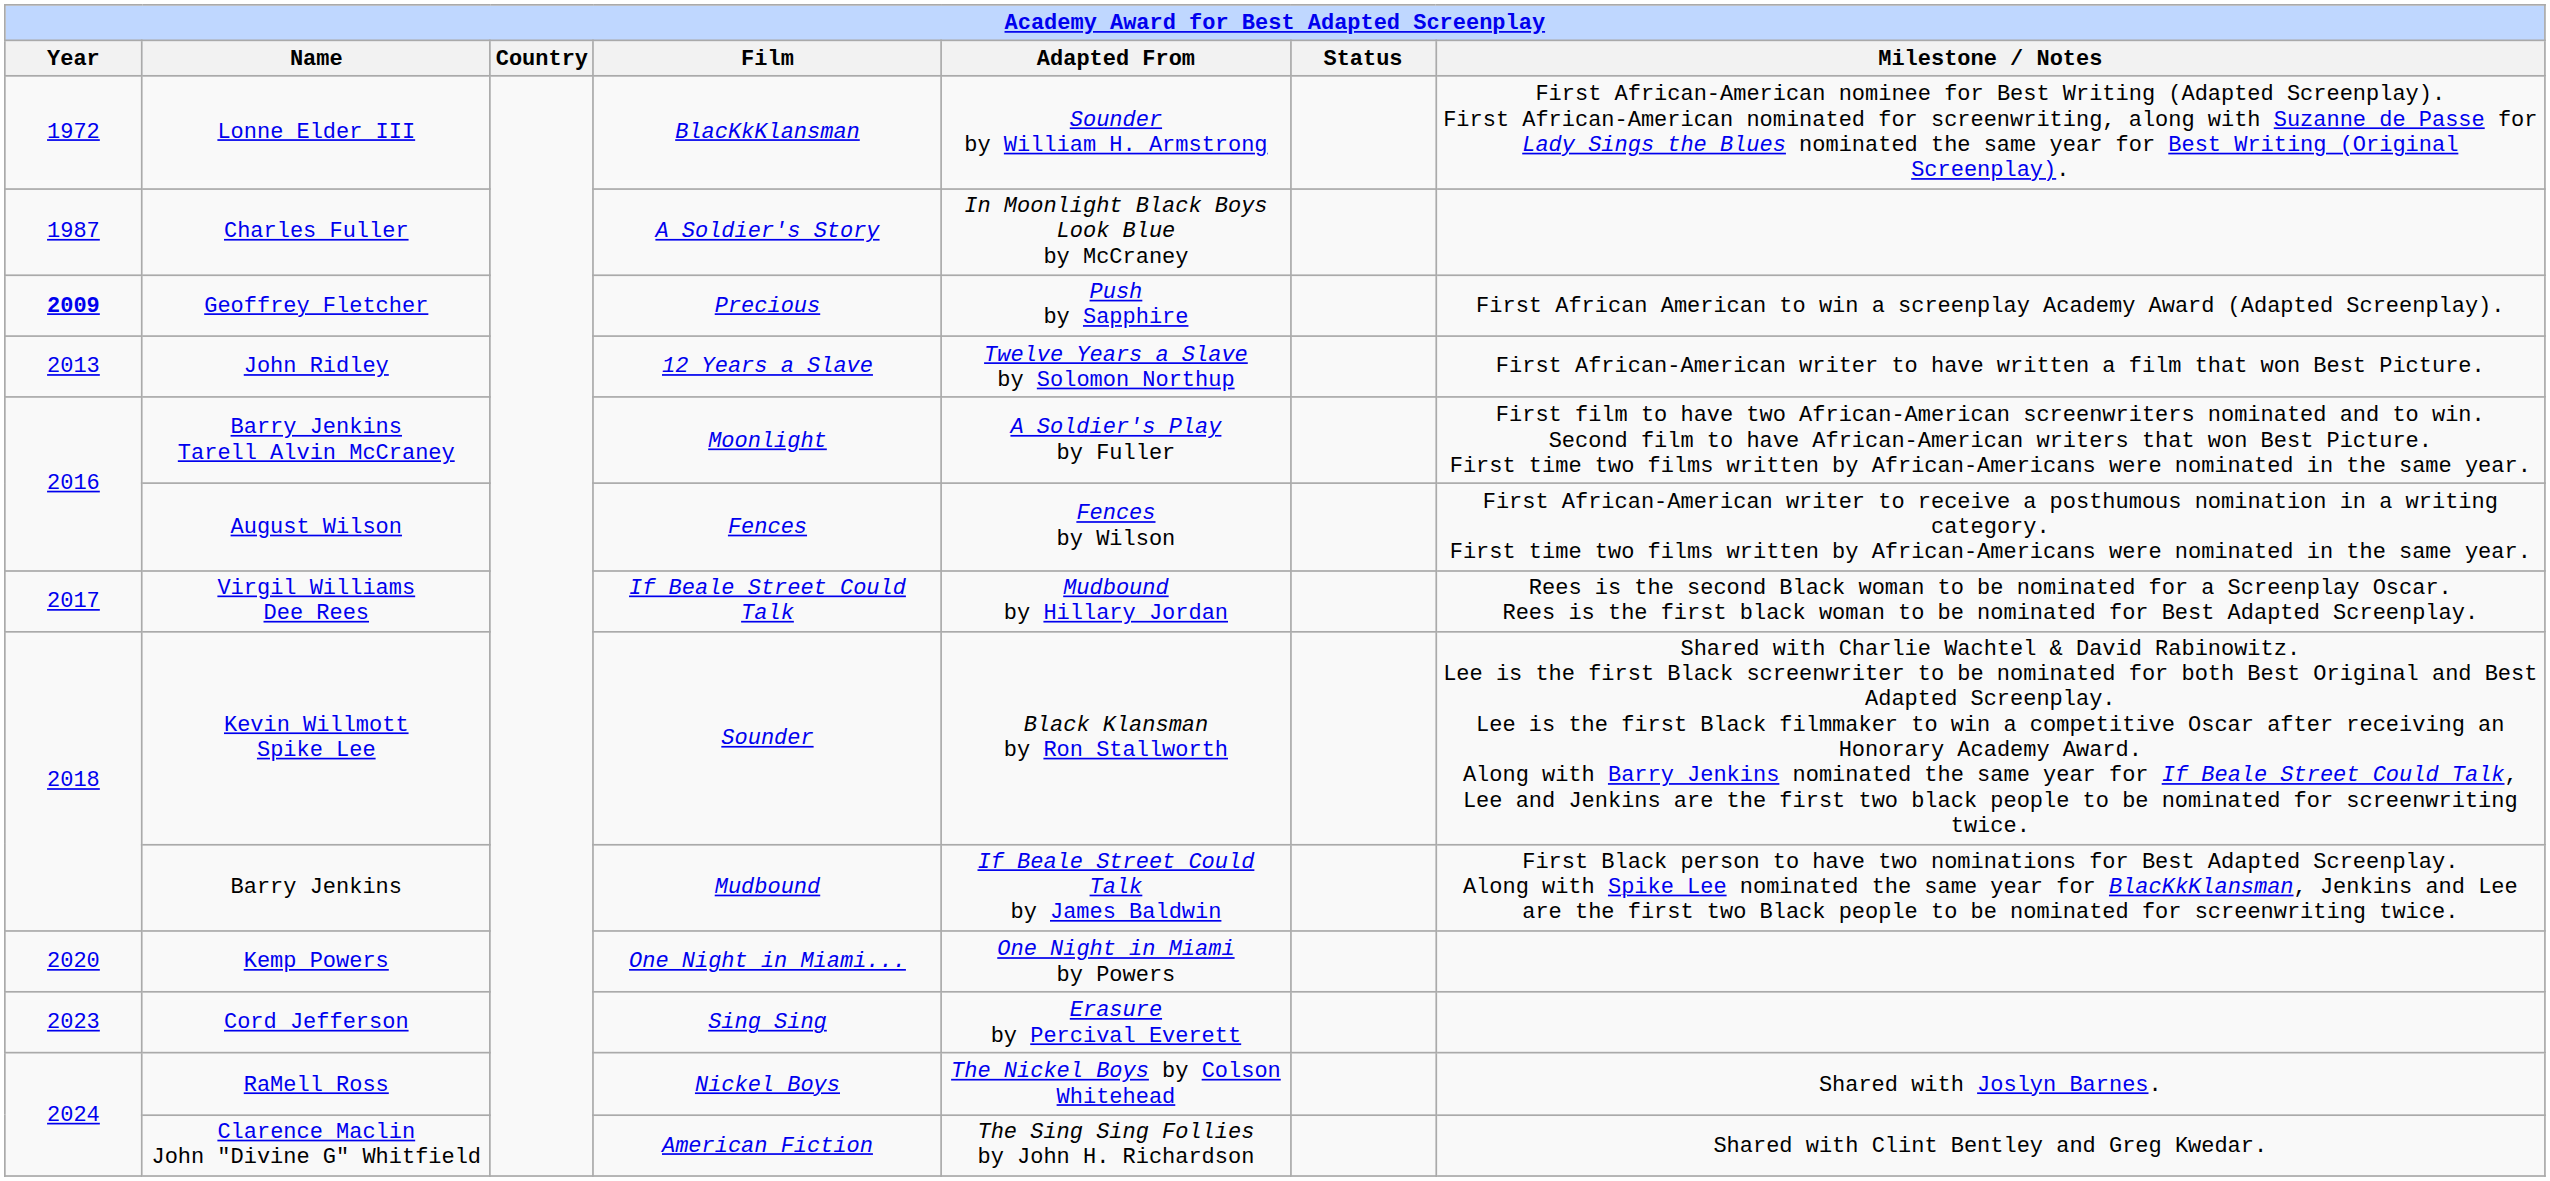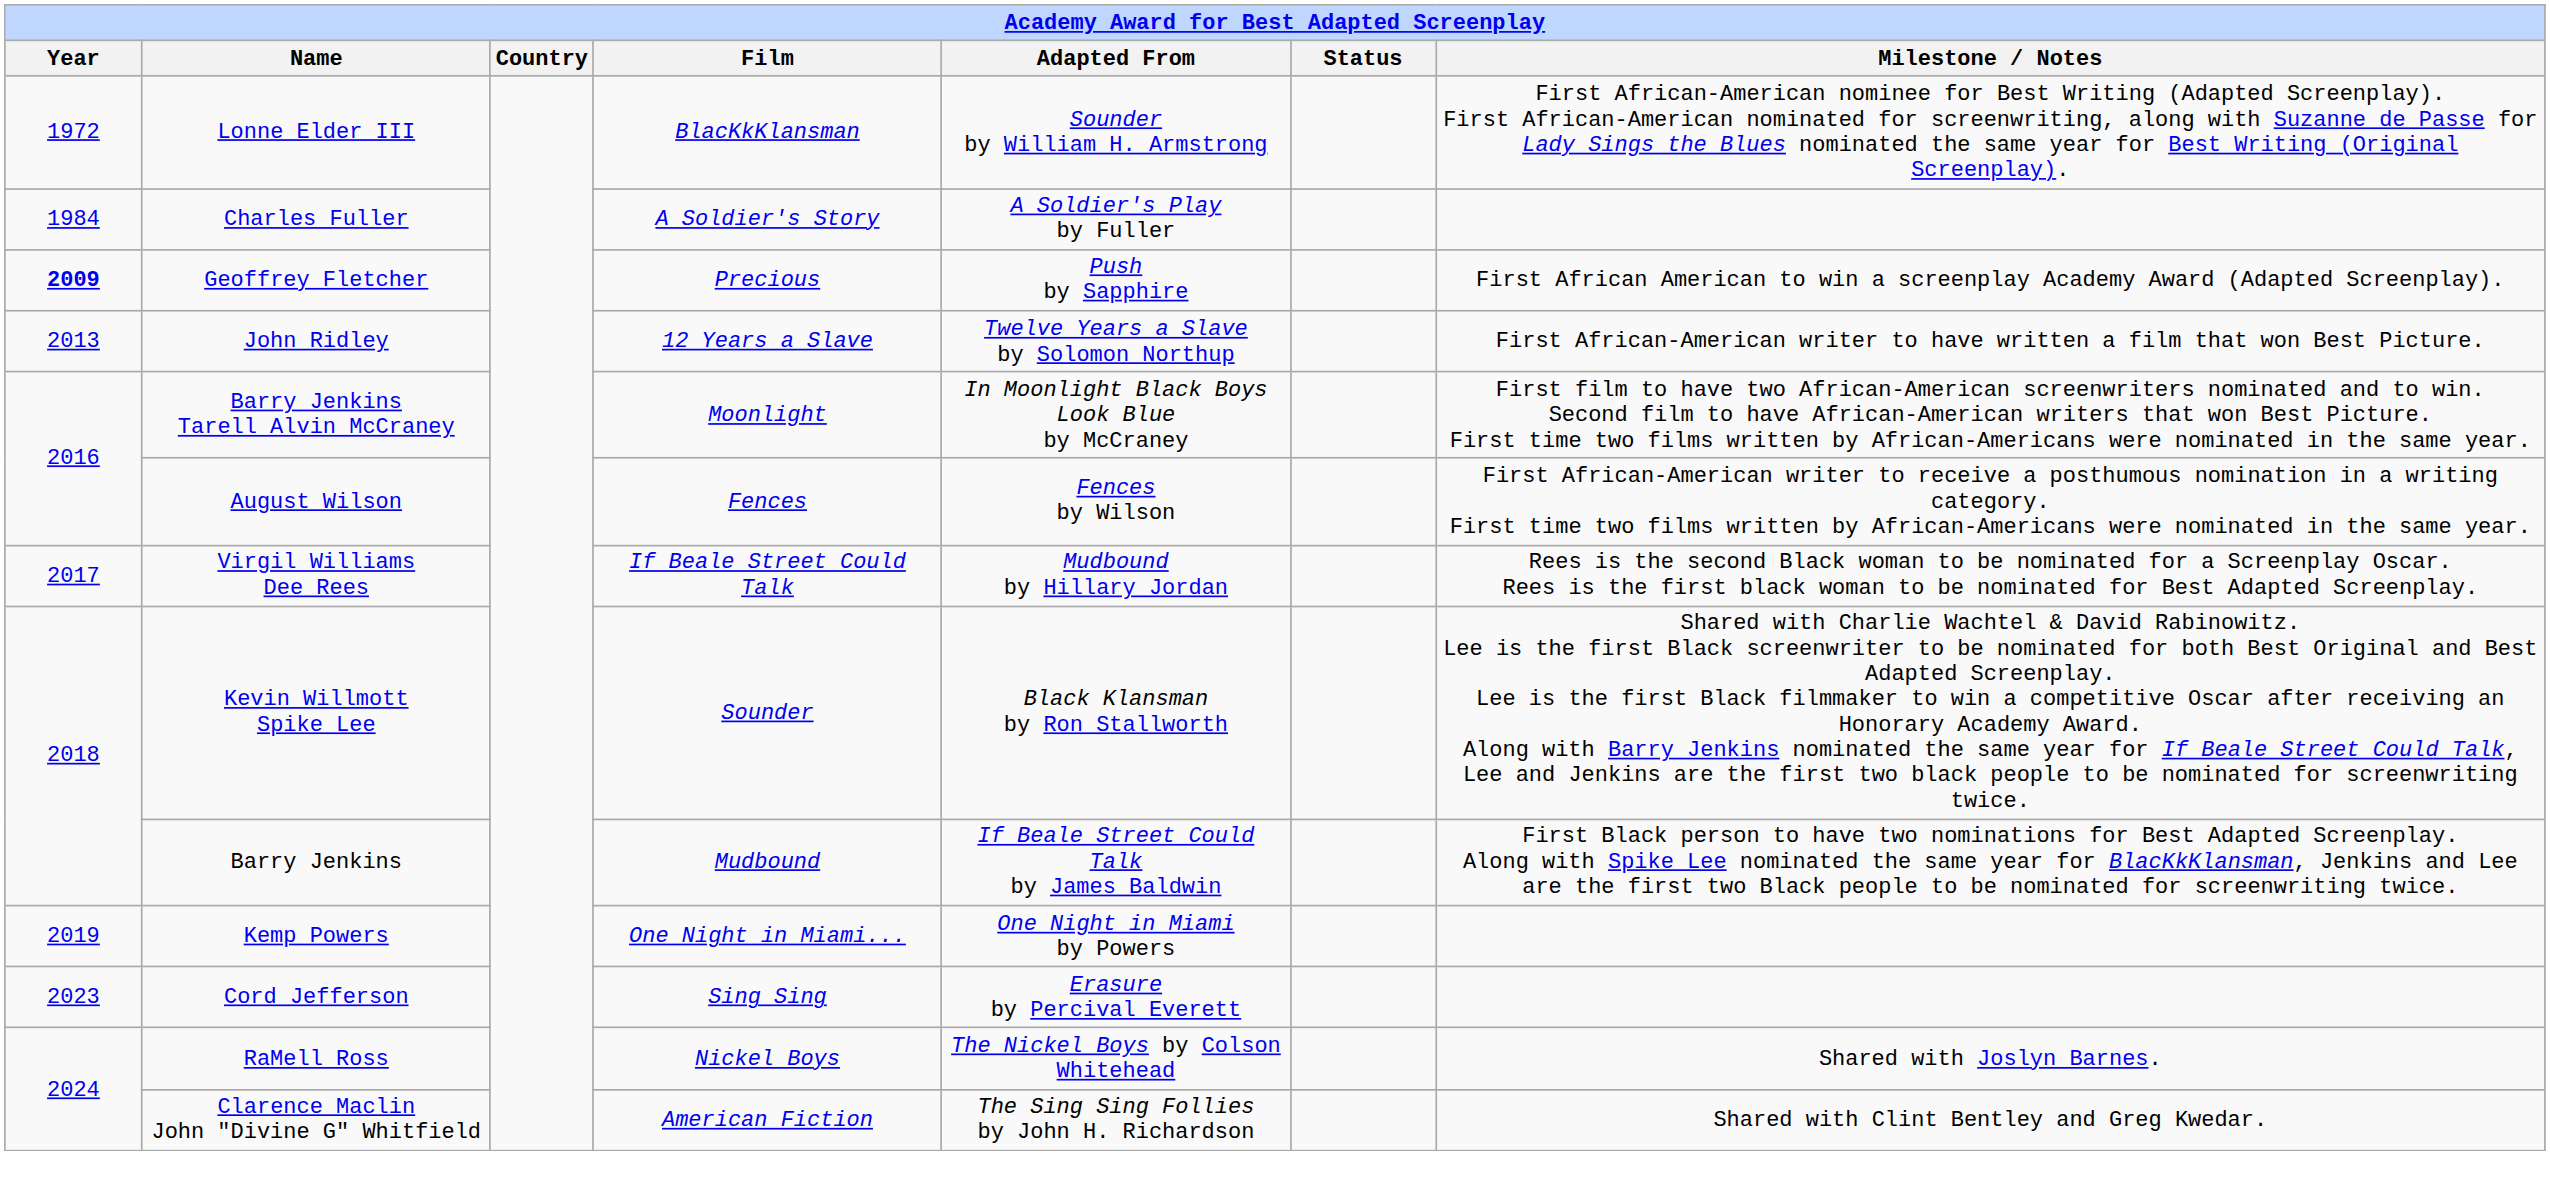(73, 232) 1987 -> (73, 219) 1984
(1116, 232) In Moonlight Black Boys Look Blue by McCraney -> (1116, 219) A Soldier's Play by Fuller
(1116, 440) A Soldier's Play by Fuller -> (1116, 415) In Moonlight Black Boys Look Blue by McCraney
(73, 962) 2020 -> (73, 936) 2019
